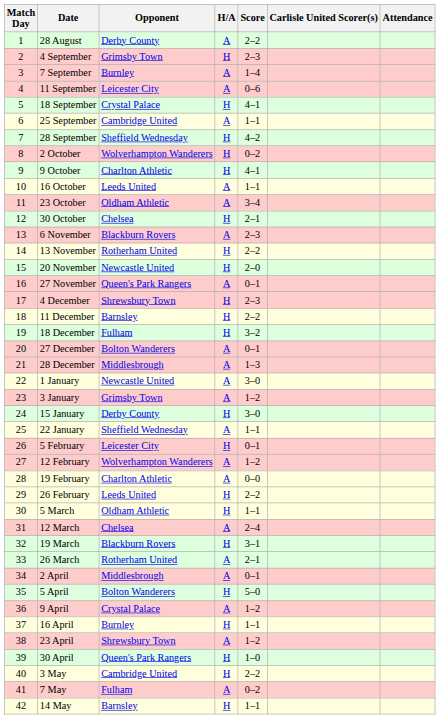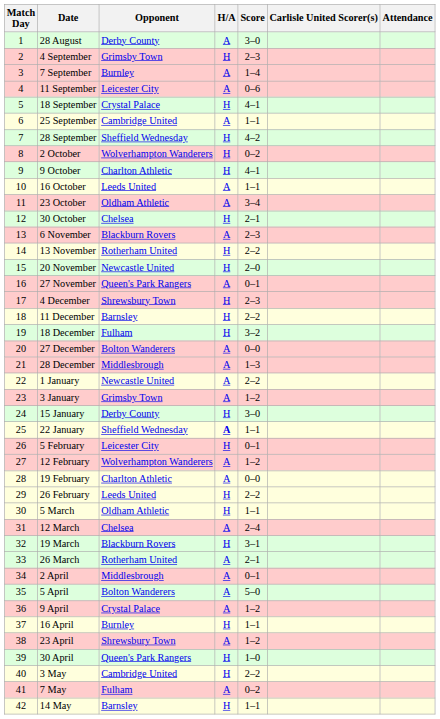(253, 40) 2–2 -> (253, 40) 3–0
(253, 348) 0–1 -> (253, 348) 0–0
(253, 381) 3–0 -> (253, 381) 2–2
(227, 430) normal -> (227, 430) bold
(227, 592) H -> (227, 592) A
